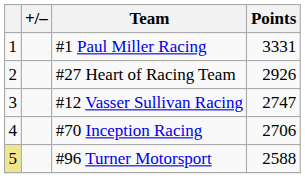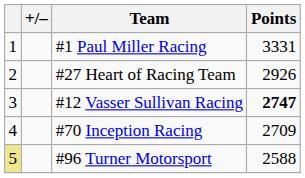(279, 102) normal -> (279, 102) bold
(279, 131) 2706 -> (279, 131) 2709
